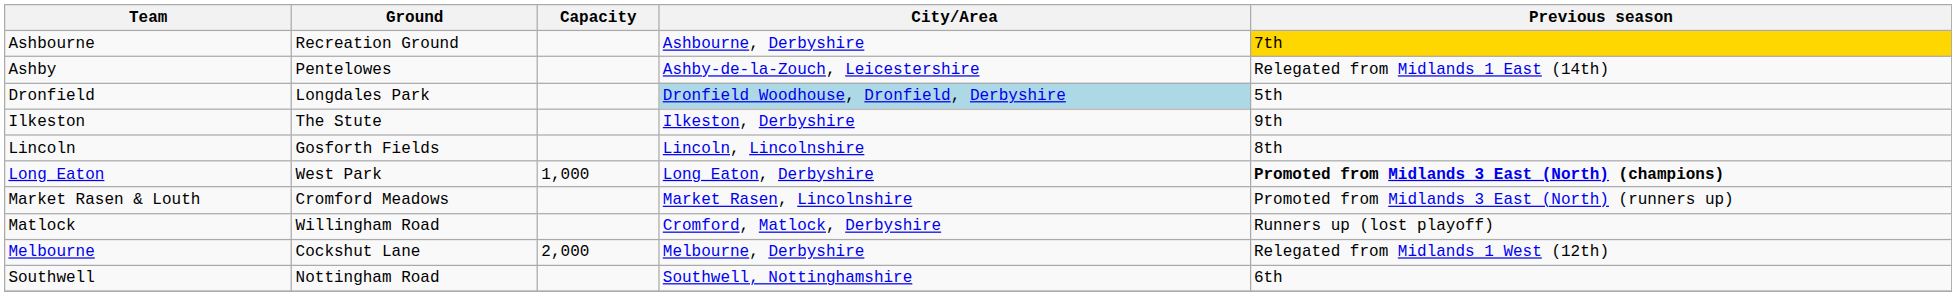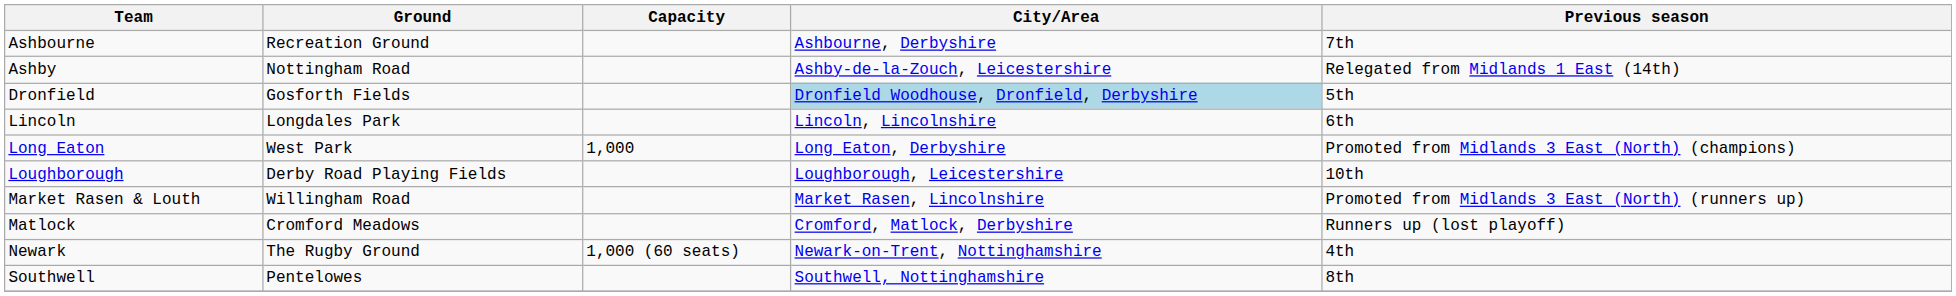(1268, 44) gold background -> (1340, 44) no background
(344, 70) Pentelowes -> (338, 70) Nottingham Road
(363, 96) Longdales Park -> (338, 96) Gosforth Fields
- row: (47, 122)
(368, 148) Gosforth Fields -> (334, 122) Longdales Park
(1268, 148) 8th -> (1340, 122) 6th
(1489, 174) bold -> (1561, 148) normal
+ row: (66, 174)
(372, 200) Cromford Meadows -> (338, 200) Willingham Road
(368, 226) Willingham Road -> (343, 226) Cromford Meadows
- row: (52, 252)
+ row: (37, 252)
(368, 278) Nottingham Road -> (314, 278) Pentelowes
(1268, 278) 6th -> (1340, 278) 8th
